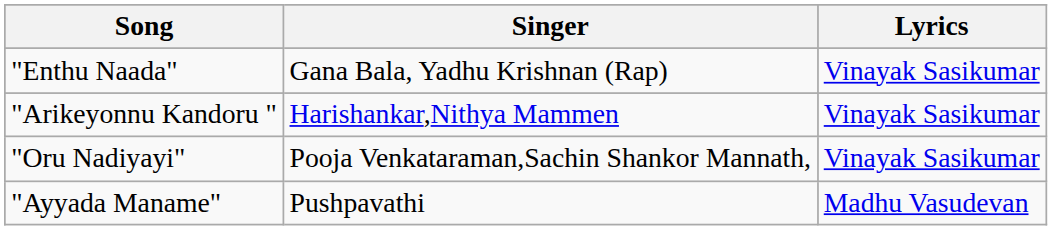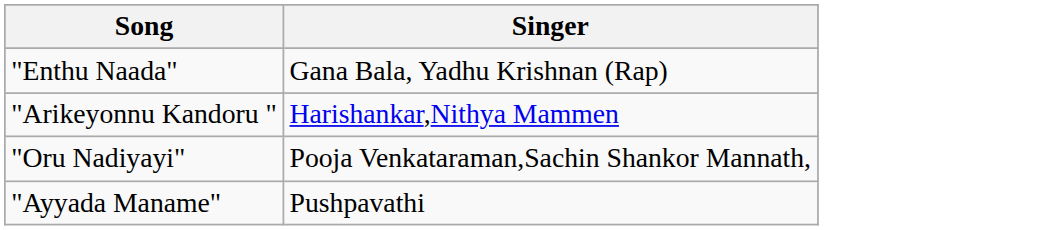- column: (932, 26)
